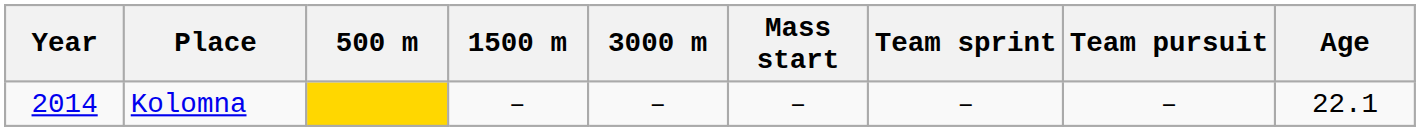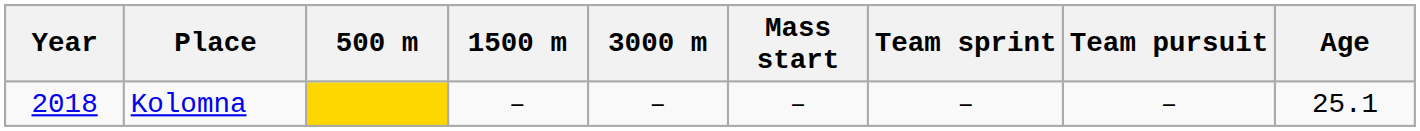(65, 104) 2014 -> (65, 104) 2018
(1345, 104) 22.1 -> (1345, 104) 25.1
